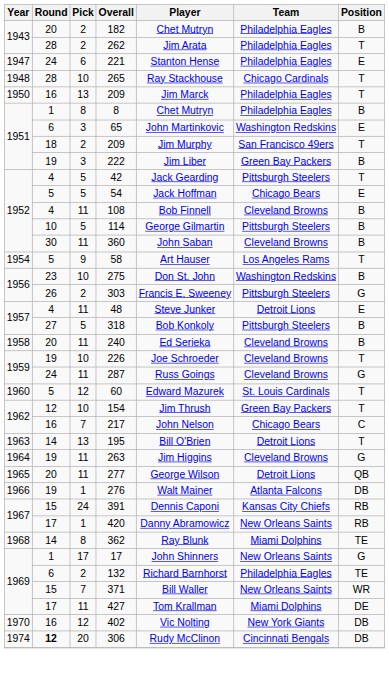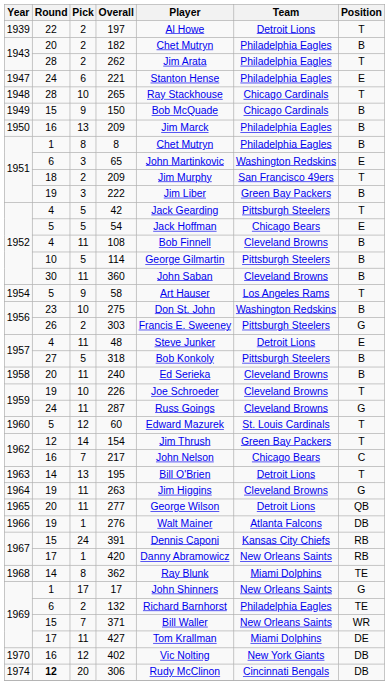+ row: (18, 29)
+ row: (18, 111)
(361, 95) T -> (361, 128) B
(83, 408) 10 -> (83, 441) 14
